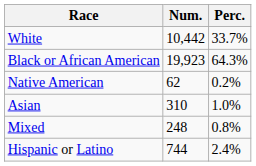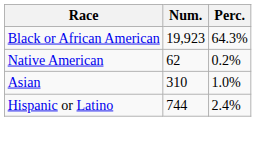- row: (25, 37)
- row: (26, 127)
